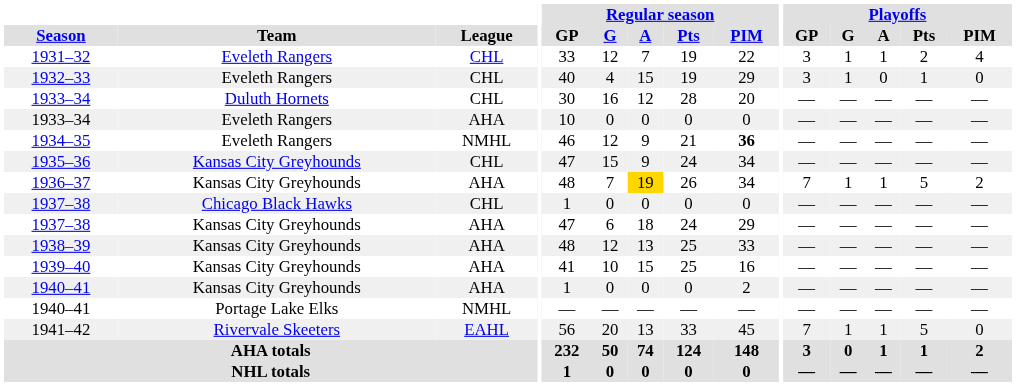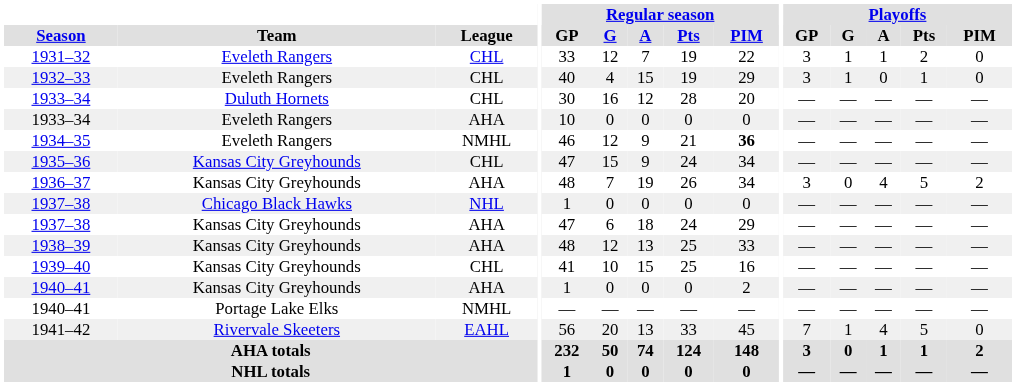(979, 56) 4 -> (979, 56) 0
(645, 182) gold background -> (645, 182) no background
(807, 182) 7 -> (807, 182) 3
(848, 182) 1 -> (848, 182) 0
(883, 182) 1 -> (883, 182) 4
(487, 203) CHL -> (487, 203) NHL
(487, 266) AHA -> (487, 266) CHL
(883, 329) 1 -> (883, 329) 4
